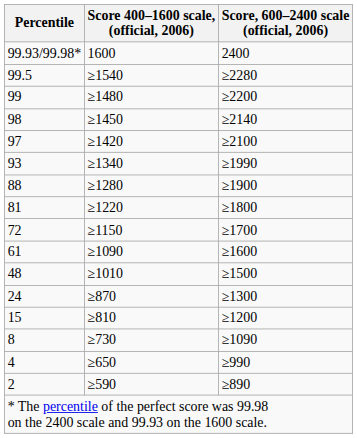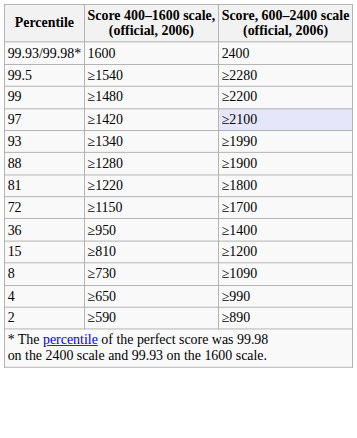- row: (15, 119)
(239, 141) no background -> (239, 119) lavender background
- row: (15, 251)
- row: (15, 274)
+ row: (15, 229)
- row: (15, 296)
